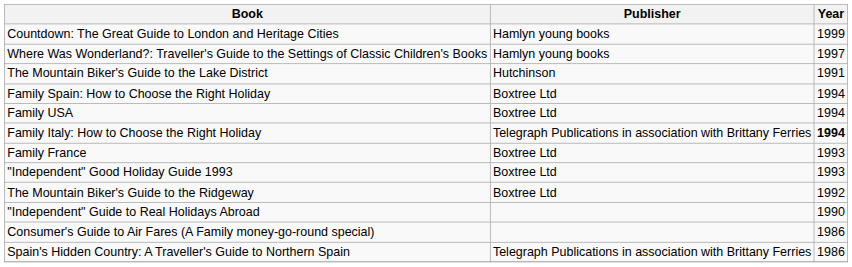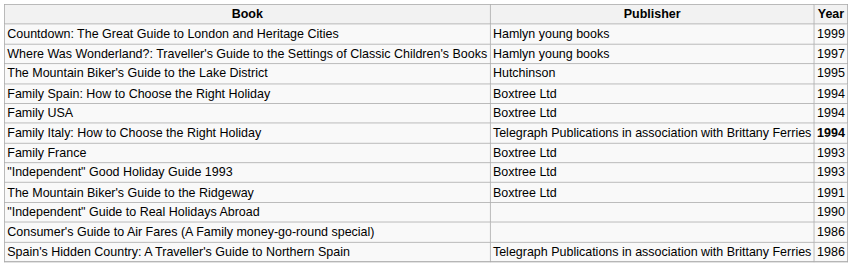(831, 73) 1991 -> (831, 73) 1995
(831, 192) 1992 -> (831, 192) 1991
